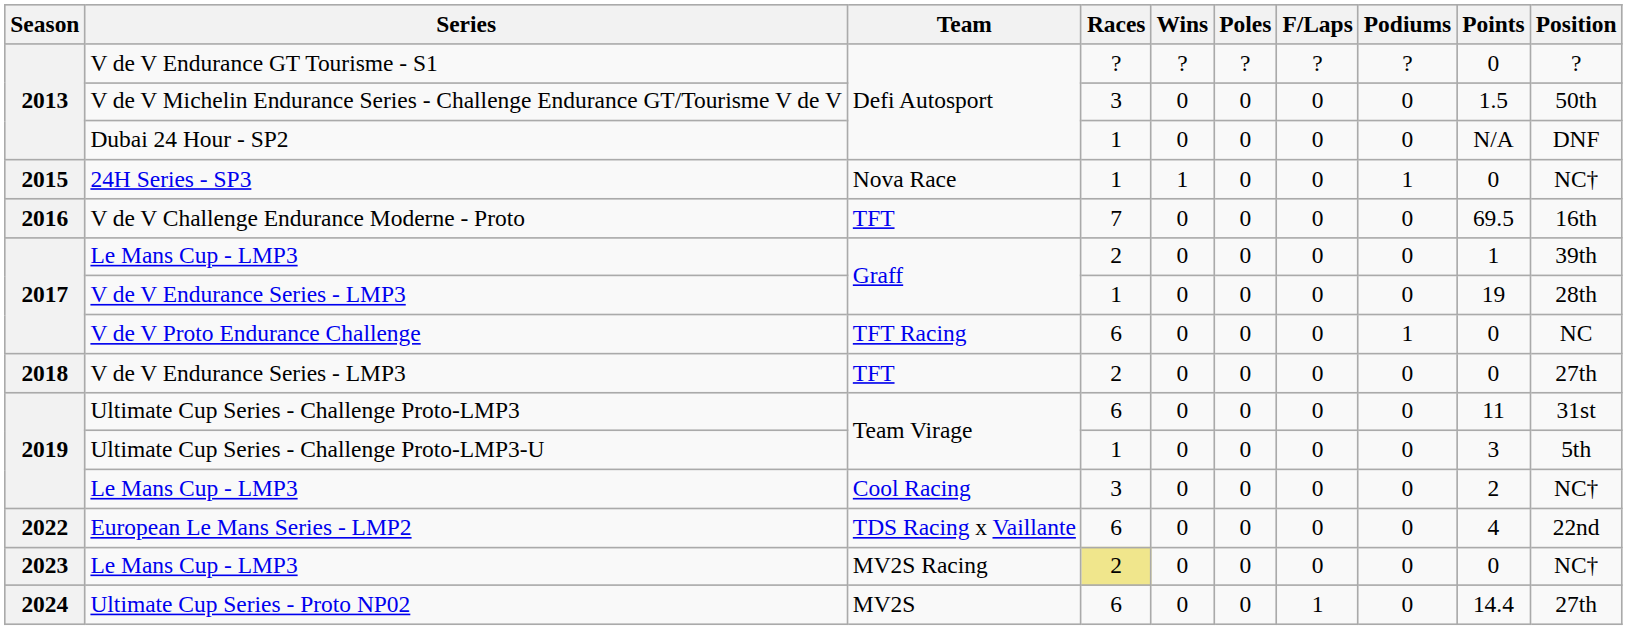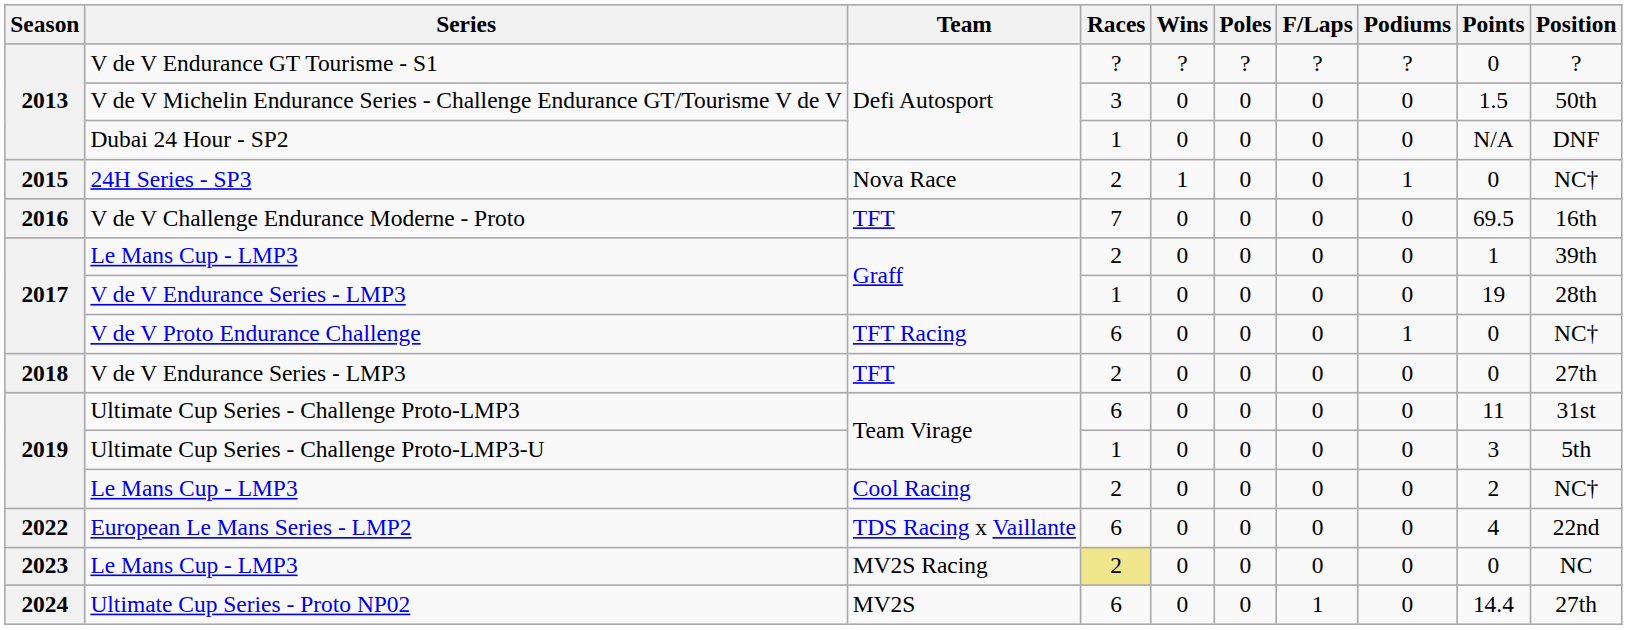(1116, 179) 1 -> (1116, 179) 2
(1576, 333) NC -> (1576, 333) NC†
(1116, 488) 3 -> (1116, 488) 2
(1576, 566) NC† -> (1576, 566) NC
